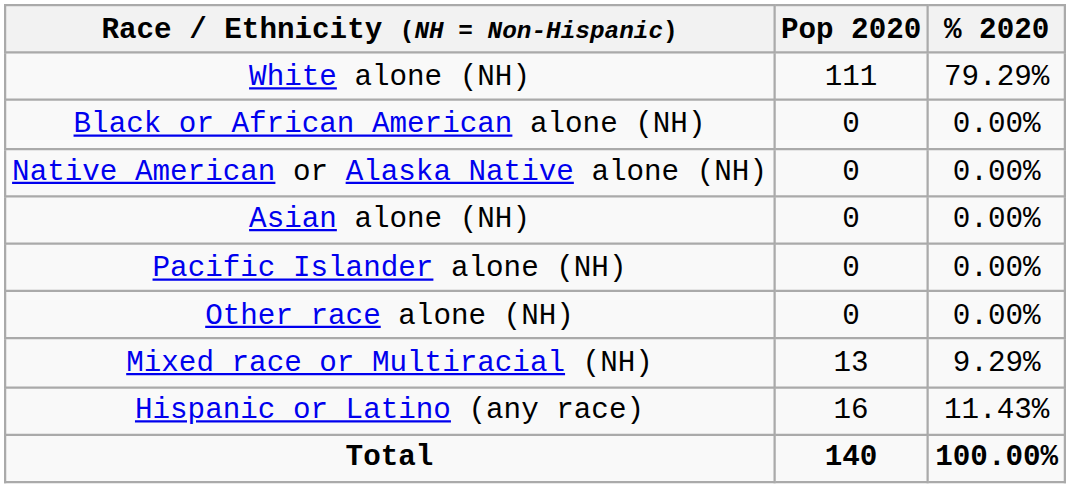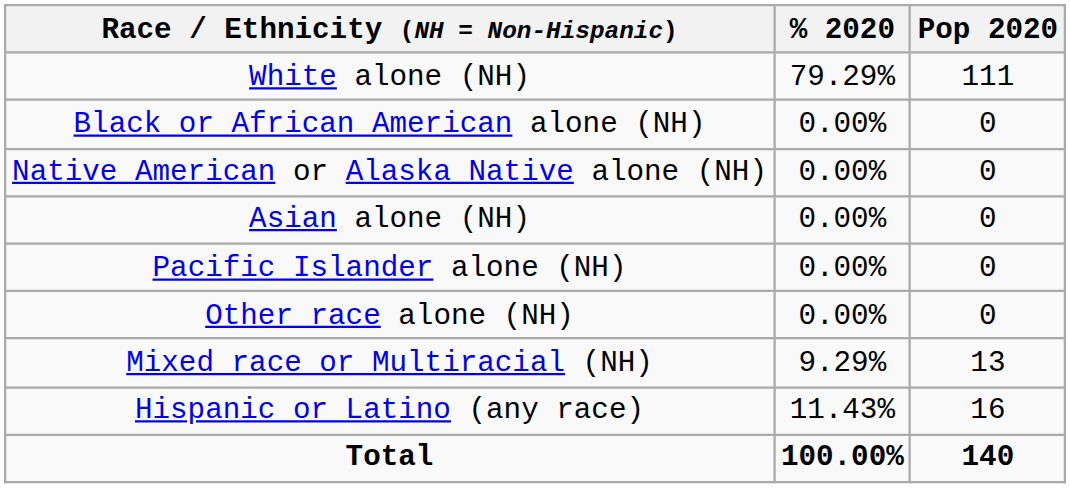columns swapped: (851, 29) <-> (997, 29)
